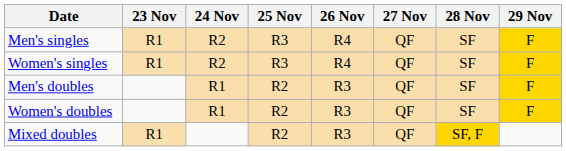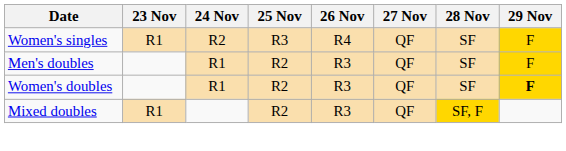- row: (48, 39)
(530, 110) normal -> (530, 87) bold
